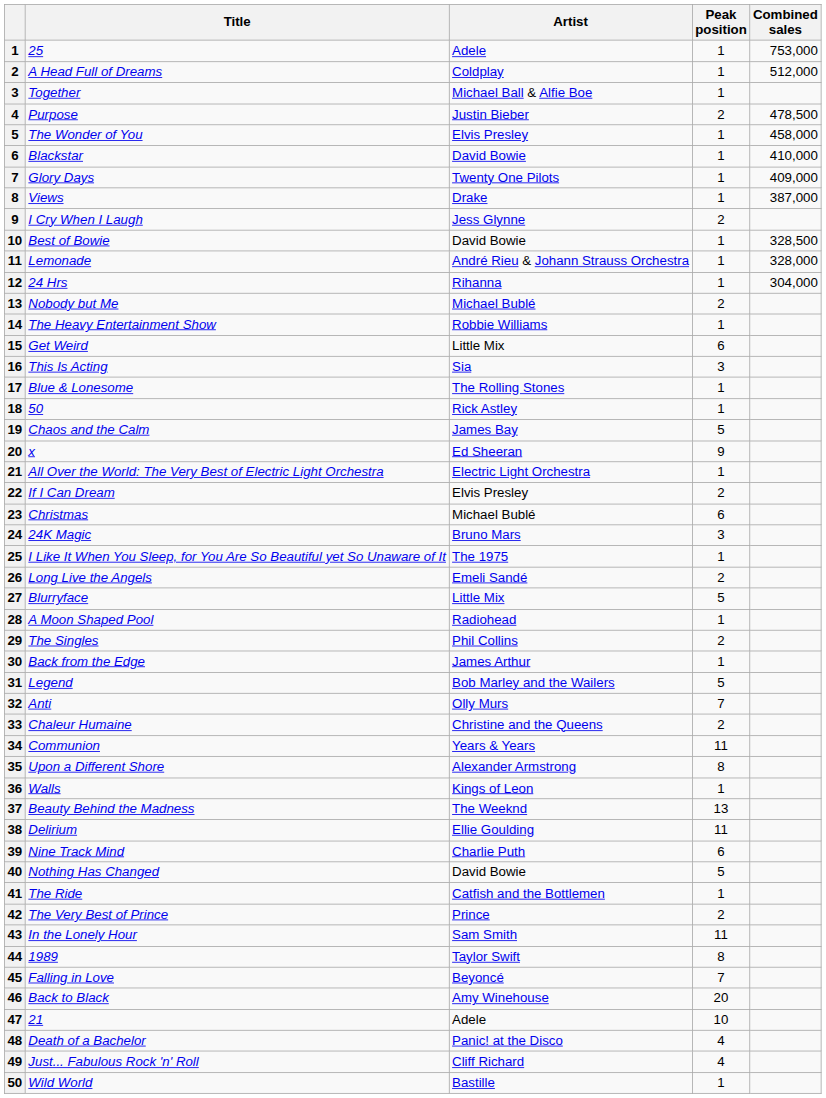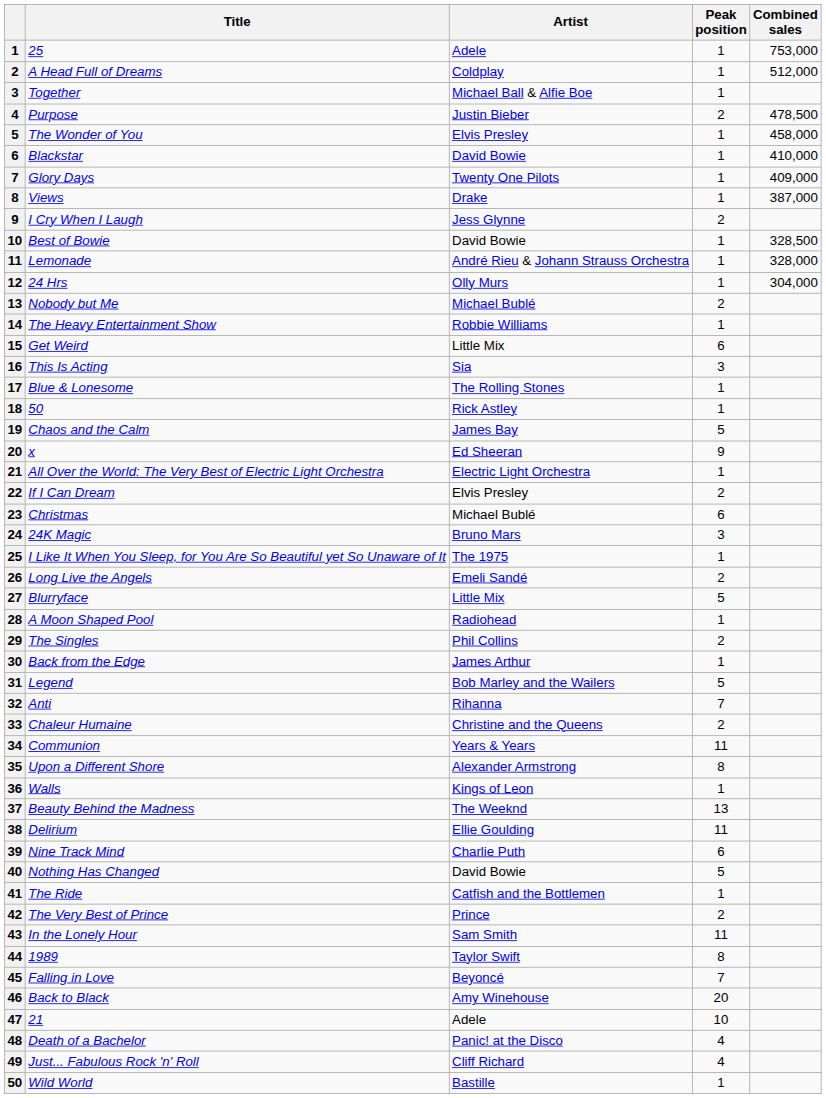(477, 282) Rihanna -> (480, 282) Olly Murs
(480, 703) Olly Murs -> (477, 703) Rihanna
